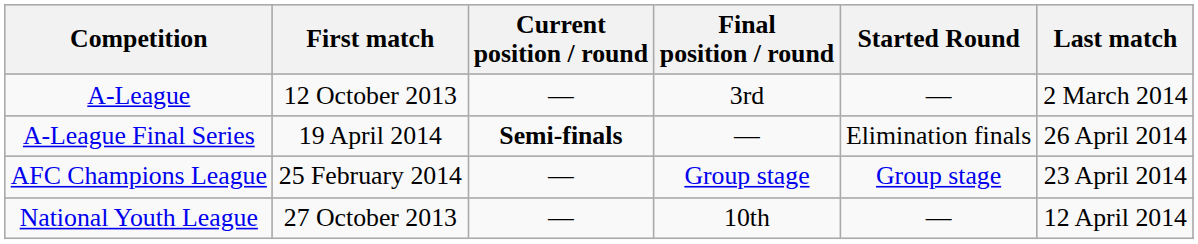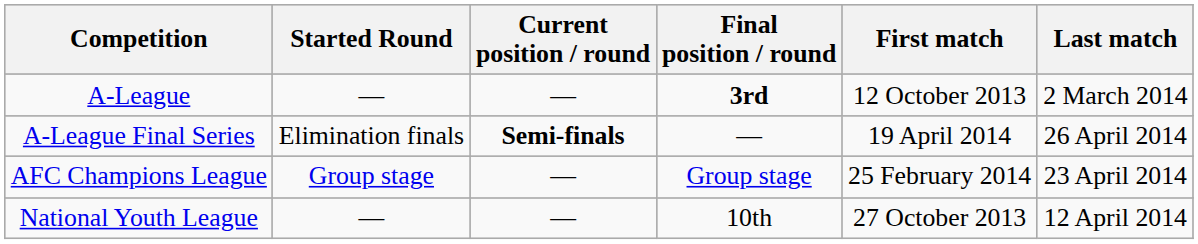columns swapped: (939, 39) <-> (370, 39)
(747, 94) normal -> (749, 94) bold
